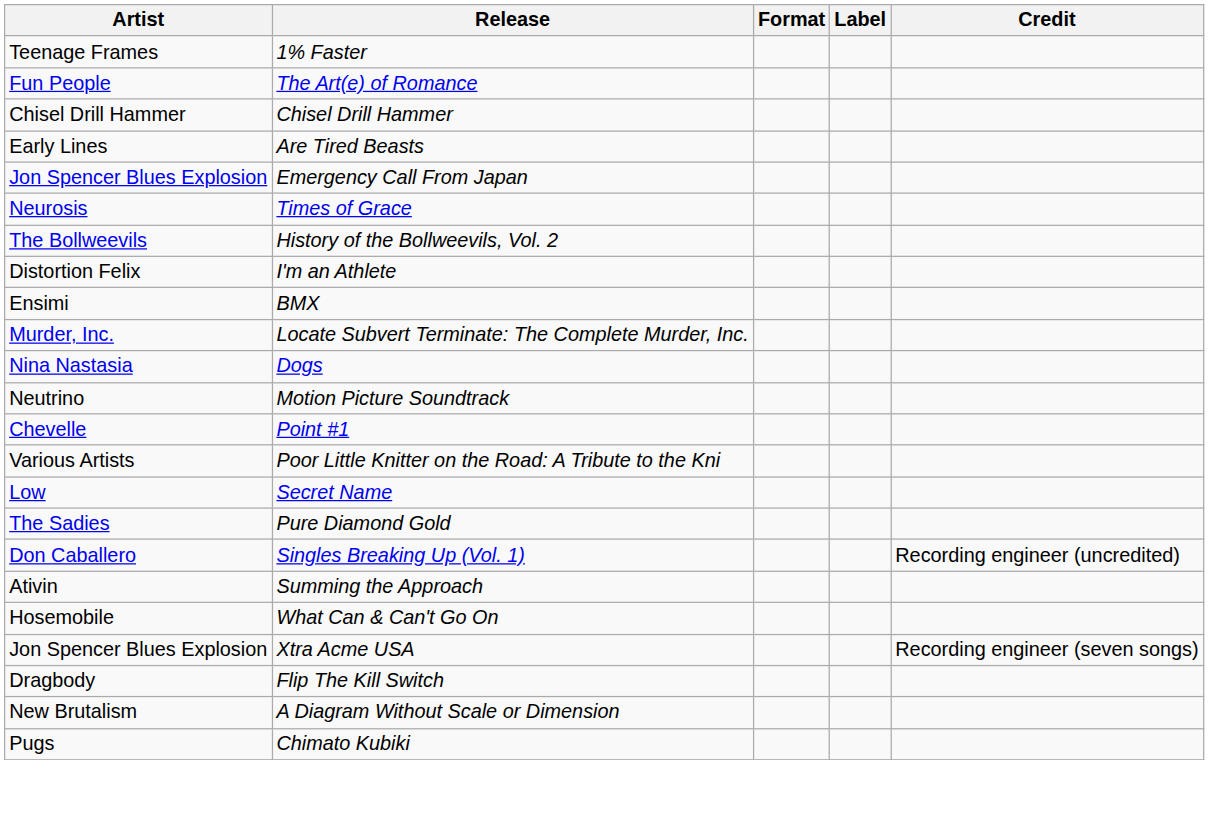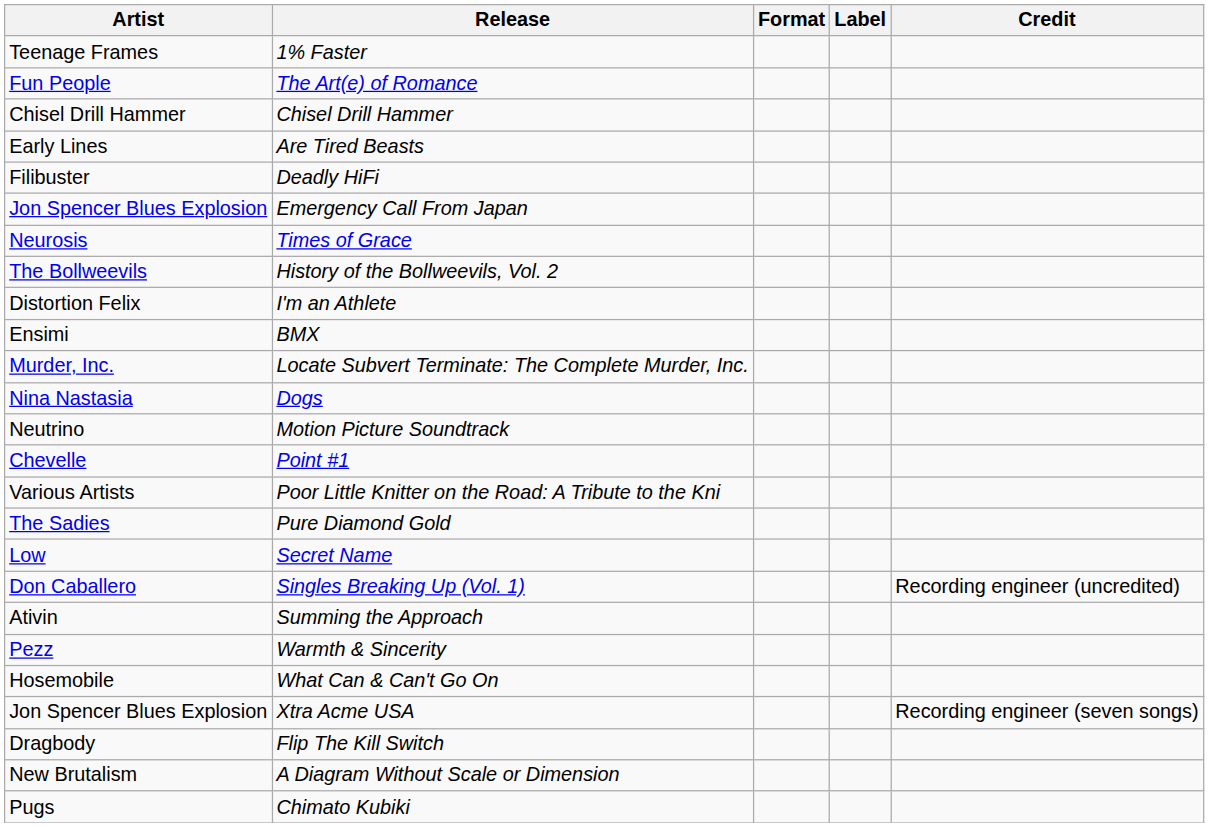+ row: (328, 177)
rows swapped: (364, 523) <-> (334, 492)
+ row: (361, 649)
